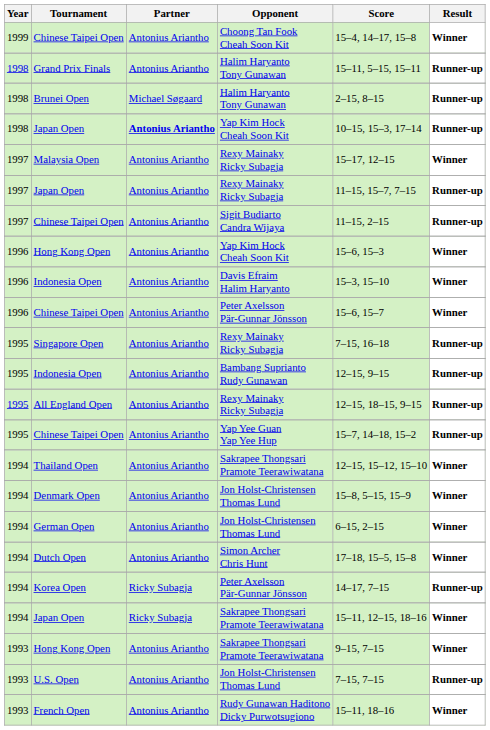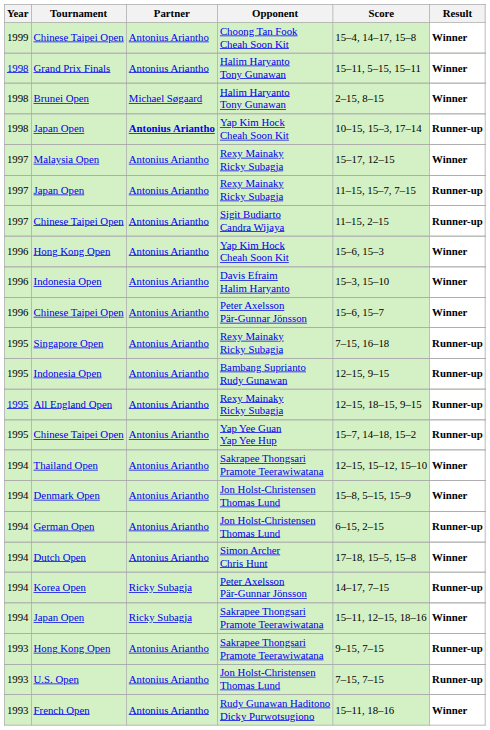(457, 68) Runner-up -> (450, 68) Winner
(457, 99) Runner-up -> (450, 99) Winner
(450, 526) Winner -> (457, 526) Runner-up
(450, 649) Winner -> (457, 649) Runner-up
